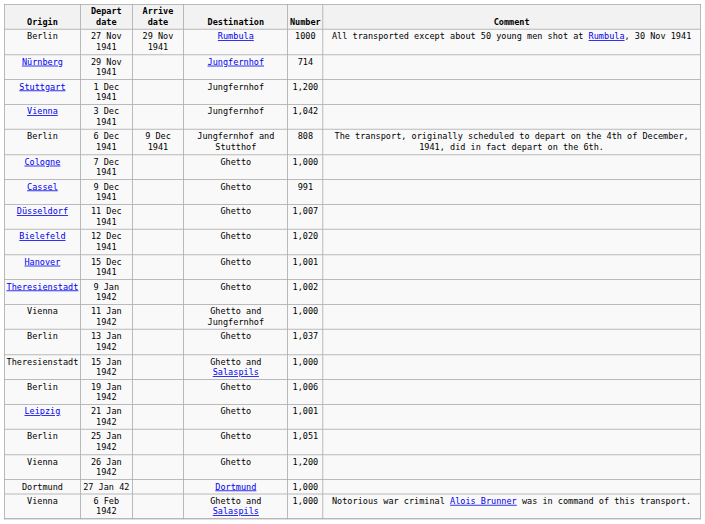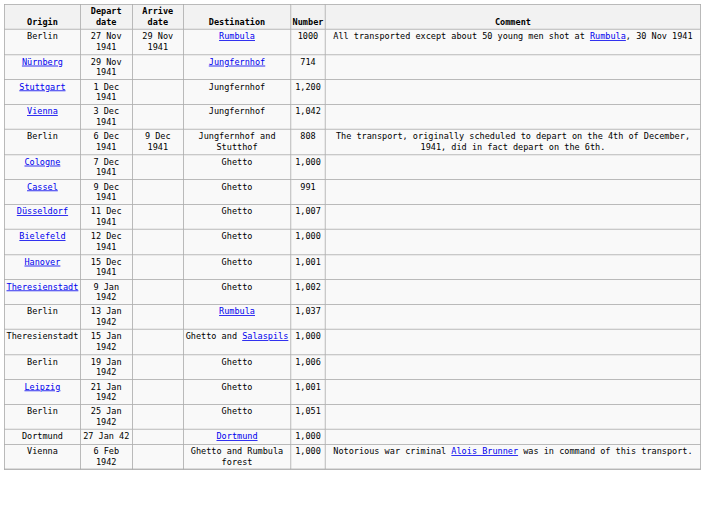(305, 237) 1,020 -> (308, 237) 1,000
- row: (106, 317)
(236, 337) Ghetto -> (237, 312) Rumbula
- row: (106, 467)
(236, 507) Ghetto and Salaspils -> (237, 456) Ghetto and Rumbula forest
